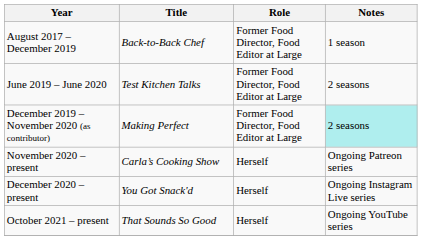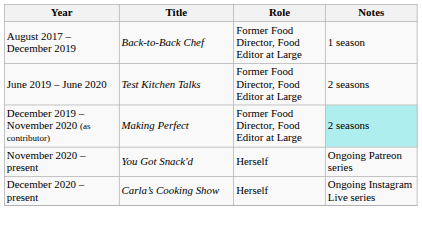(170, 161) Carla’s Cooking Show -> (157, 161) You Got Snack'd
(157, 191) You Got Snack'd -> (170, 191) Carla’s Cooking Show
- row: (58, 220)
